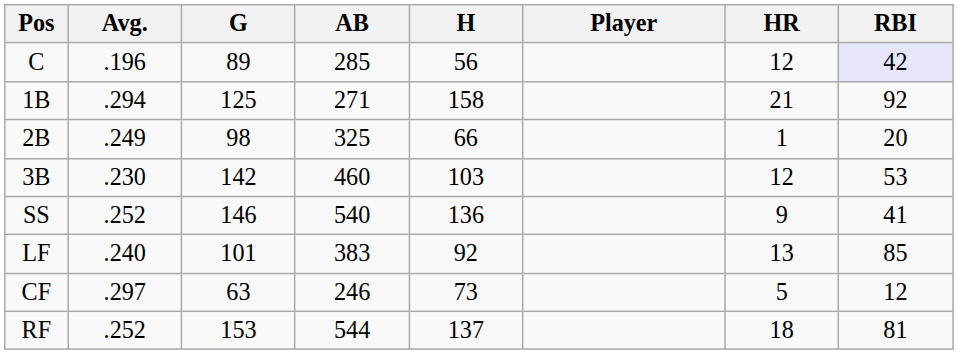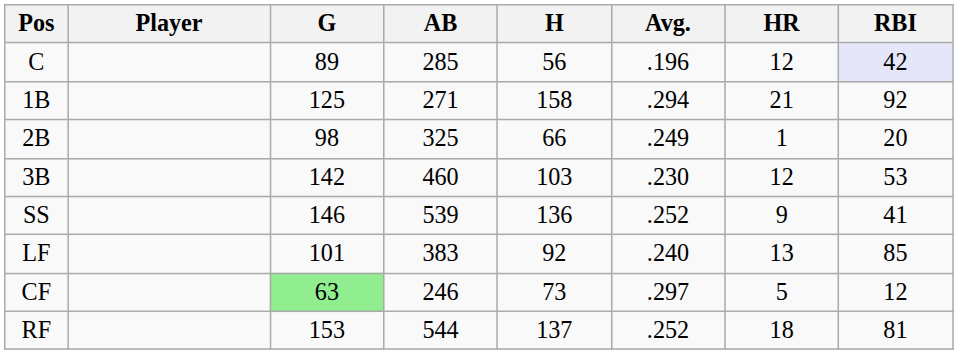columns swapped: (624, 23) <-> (125, 23)
(352, 215) 540 -> (441, 215) 539
(238, 291) no background -> (327, 291) lightgreen background
